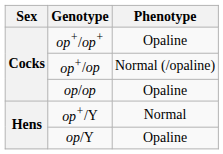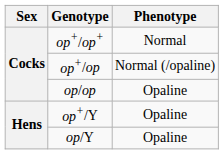(165, 40) Opaline -> (165, 40) Normal
(165, 114) Normal -> (165, 114) Opaline
